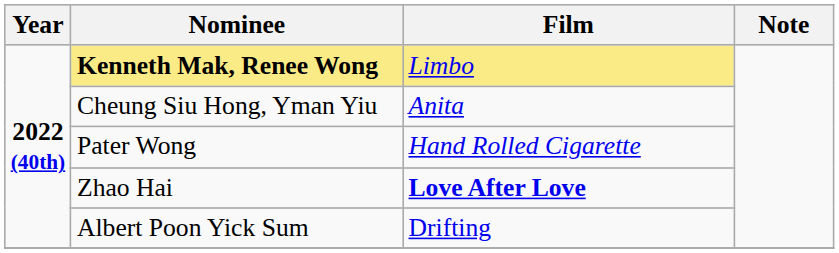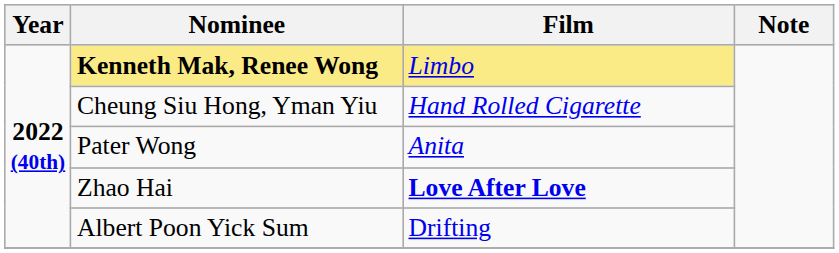(436, 106) Anita -> (525, 106) Hand Rolled Cigarette
(525, 146) Hand Rolled Cigarette -> (436, 146) Anita
